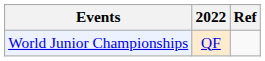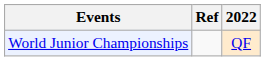columns swapped: (211, 17) <-> (245, 17)
